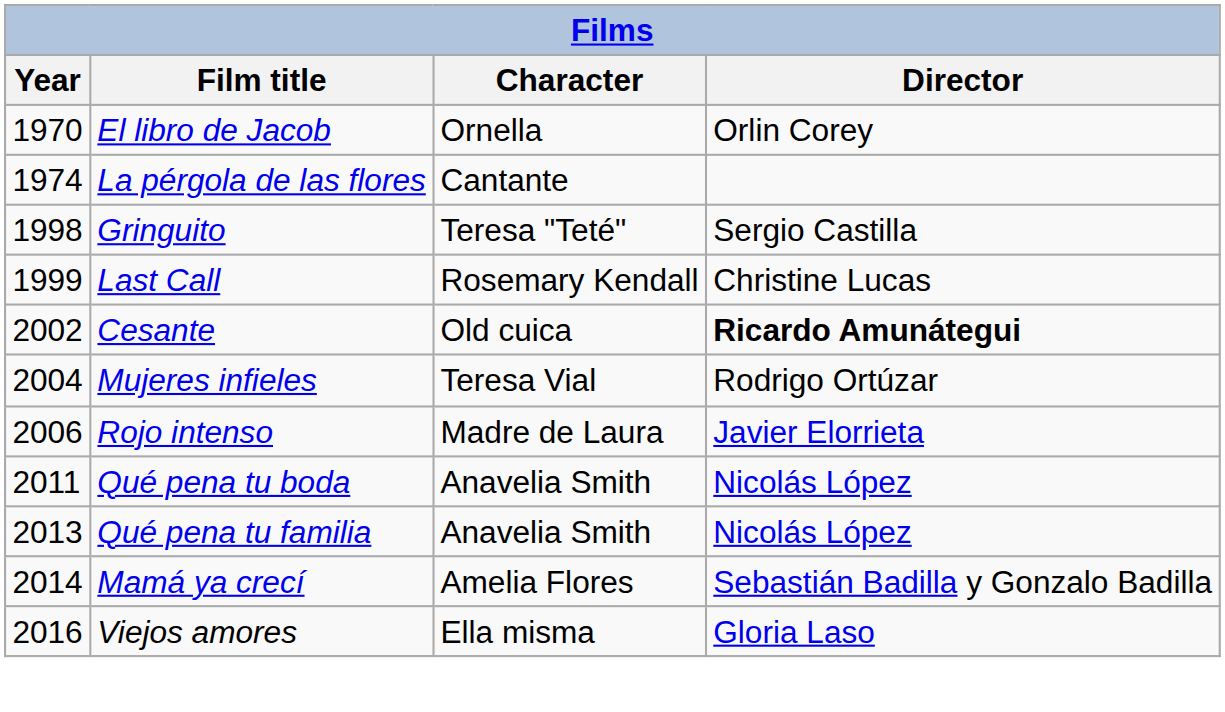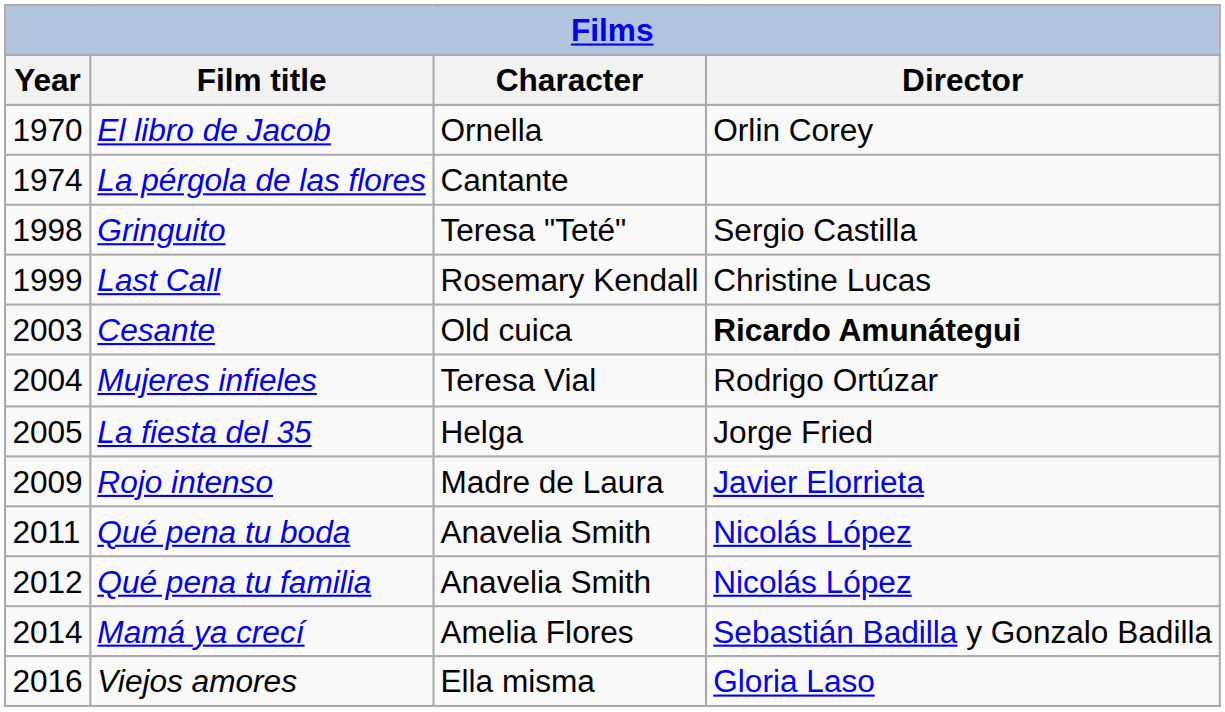(48, 331) 2002 -> (48, 331) 2003
+ row: (205, 431)
(48, 431) 2006 -> (48, 481) 2009
(48, 531) 2013 -> (48, 581) 2012
